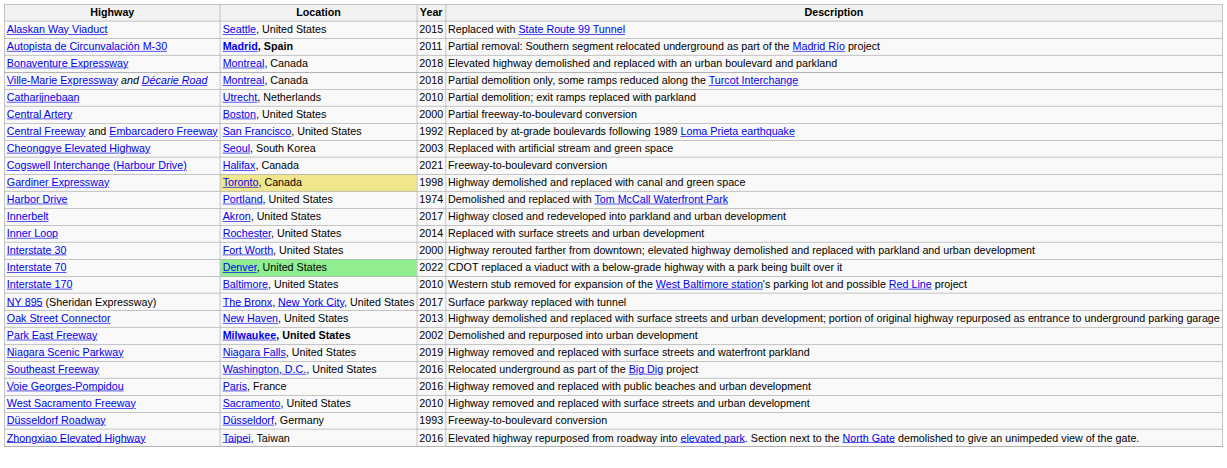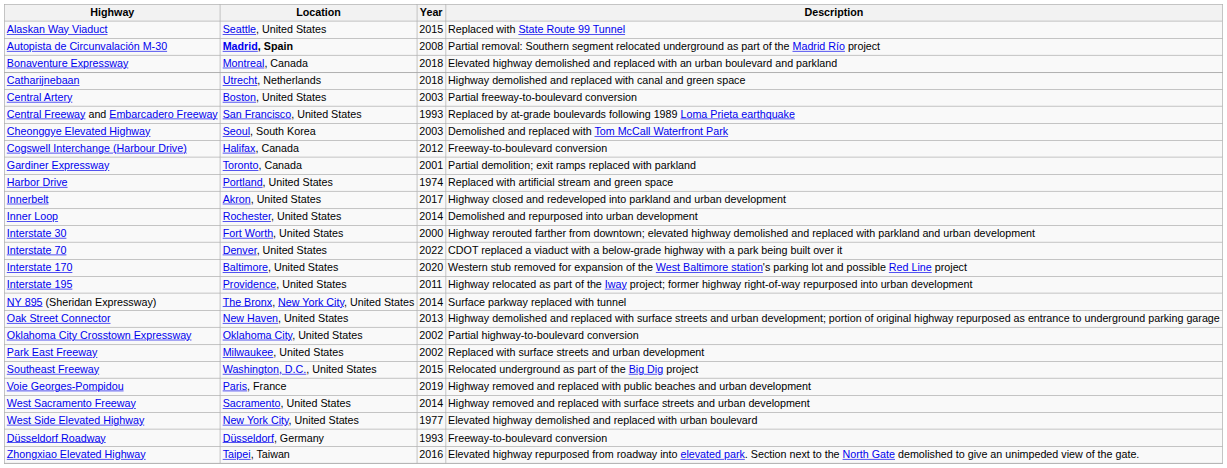(431, 47) 2011 -> (431, 47) 2008
- row: (107, 81)
(431, 98) 2010 -> (431, 81) 2018
(572, 98) Partial demolition; exit ramps replaced with parkland -> (597, 81) Highway demolished and replaced with canal and green space
(431, 115) 2000 -> (431, 98) 2003
(431, 132) 1992 -> (431, 115) 1993
(561, 149) Replaced with artificial stream and green space -> (588, 132) Demolished and replaced with Tom McCall Waterfront Park
(431, 166) 2021 -> (431, 149) 2012
(262, 183) khaki background -> (262, 166) no background
(431, 183) 1998 -> (431, 166) 2001
(597, 183) Highway demolished and replaced with canal and green space -> (572, 166) Partial demolition; exit ramps replaced with parkland
(588, 200) Demolished and replaced with Tom McCall Waterfront Park -> (561, 183) Replaced with artificial stream and green space
(576, 234) Replaced with surface streets and urban development -> (573, 217) Demolished and repurposed into urban development
(275, 268) lightgreen background -> (275, 251) no background
(431, 285) 2010 -> (431, 268) 2020
+ row: (40, 285)
(431, 302) 2017 -> (431, 302) 2014
+ row: (99, 336)
(287, 336) bold -> (283, 353) normal
(573, 336) Demolished and repurposed into urban development -> (576, 353) Replaced with surface streets and urban development
- row: (65, 353)
(431, 370) 2016 -> (431, 370) 2015
(431, 387) 2016 -> (431, 387) 2019
(431, 404) 2010 -> (431, 404) 2014
+ row: (76, 421)
